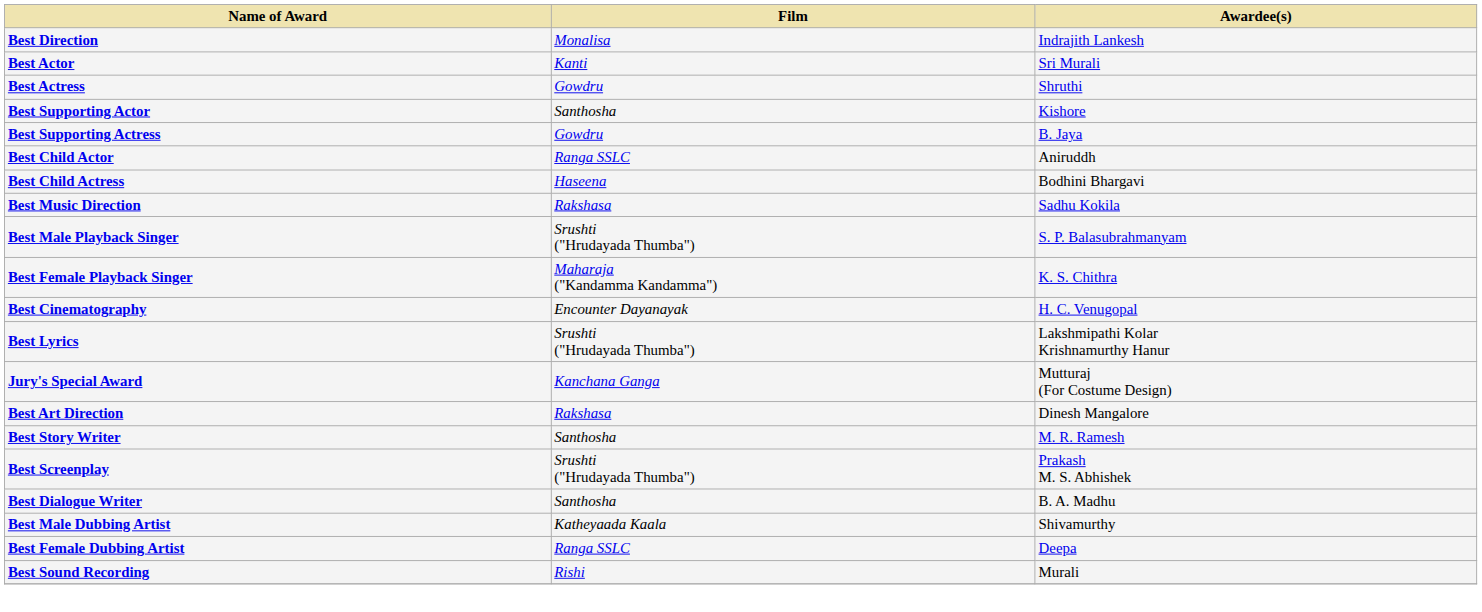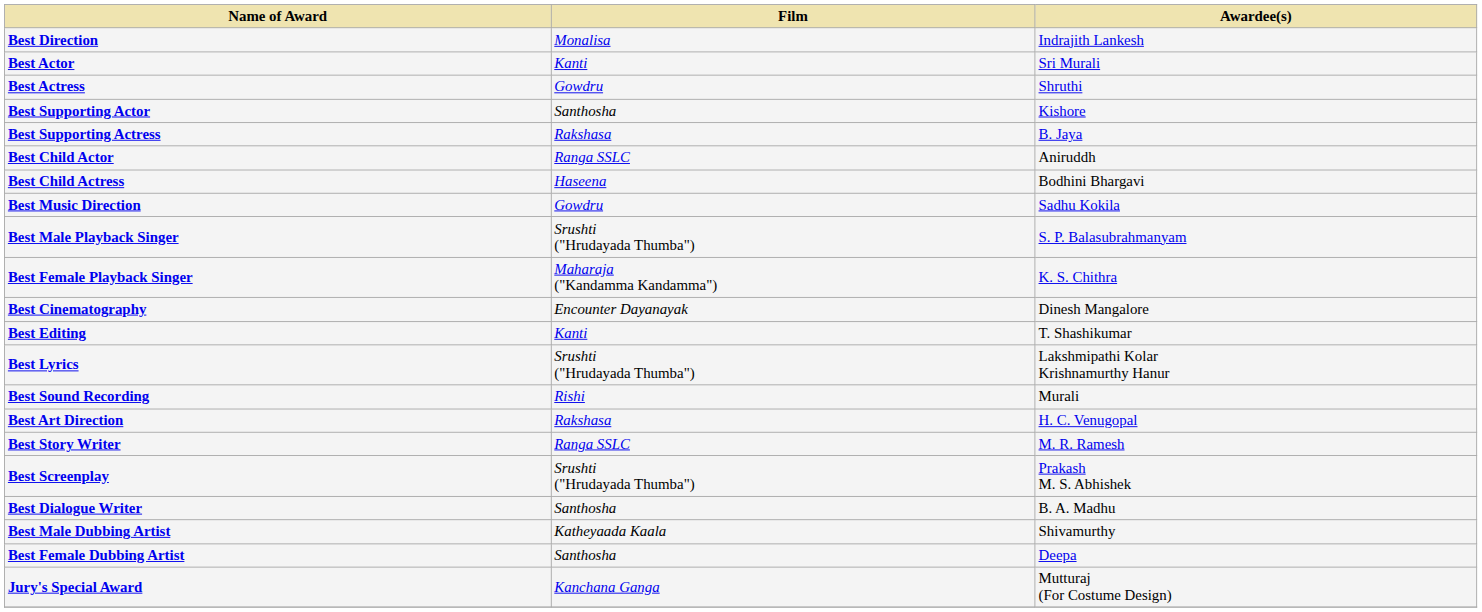(579, 134) Gowdru -> (583, 134) Rakshasa
(583, 205) Rakshasa -> (579, 205) Gowdru
(1088, 309) H. C. Venugopal -> (1094, 309) Dinesh Mangalore
+ row: (47, 332)
rows swapped: (79, 571) <-> (75, 381)
(1094, 413) Dinesh Mangalore -> (1088, 420) H. C. Venugopal
(585, 437) Santhosha -> (592, 444) Ranga SSLC
(592, 548) Ranga SSLC -> (585, 555) Santhosha
